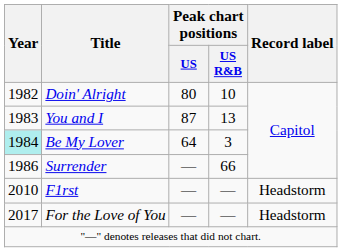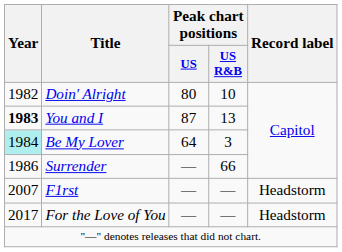(23, 118) normal -> (23, 118) bold
(23, 190) 2010 -> (23, 190) 2007
